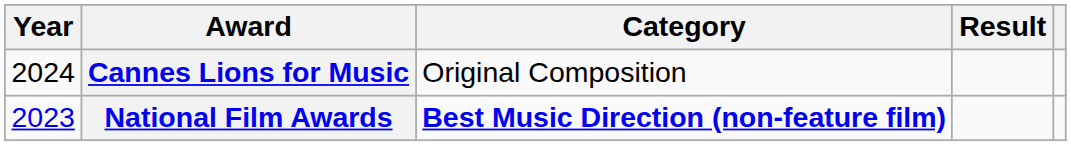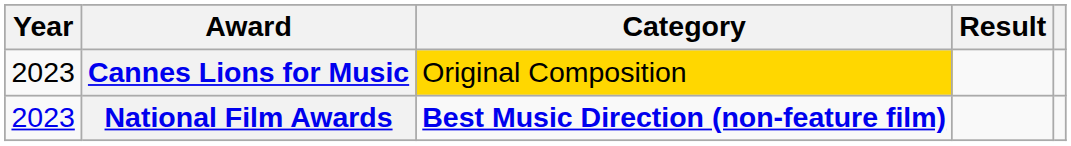(43, 72) 2024 -> (43, 72) 2023
(554, 72) no background -> (554, 72) gold background
